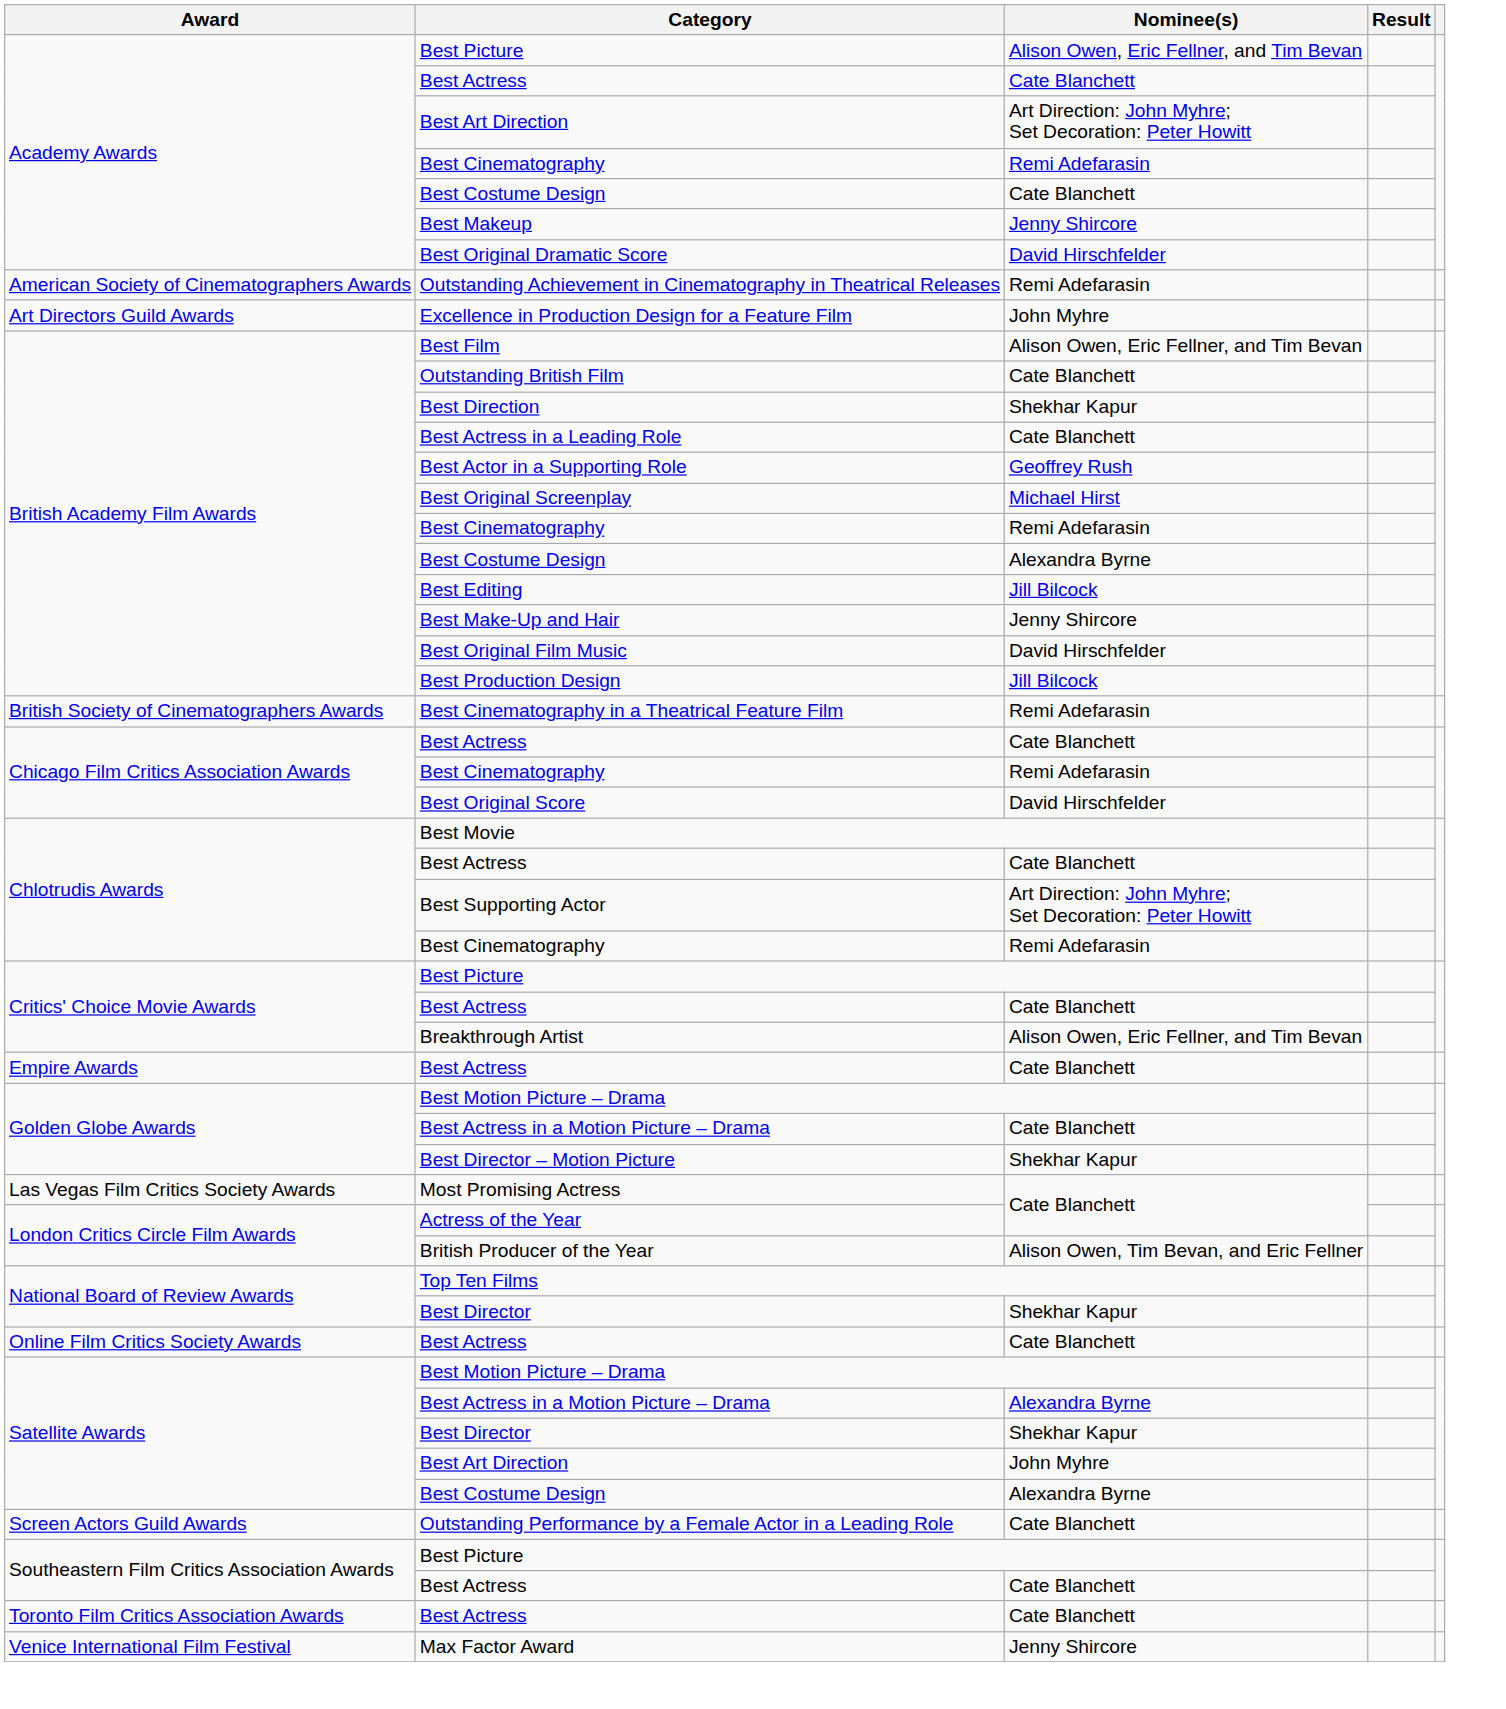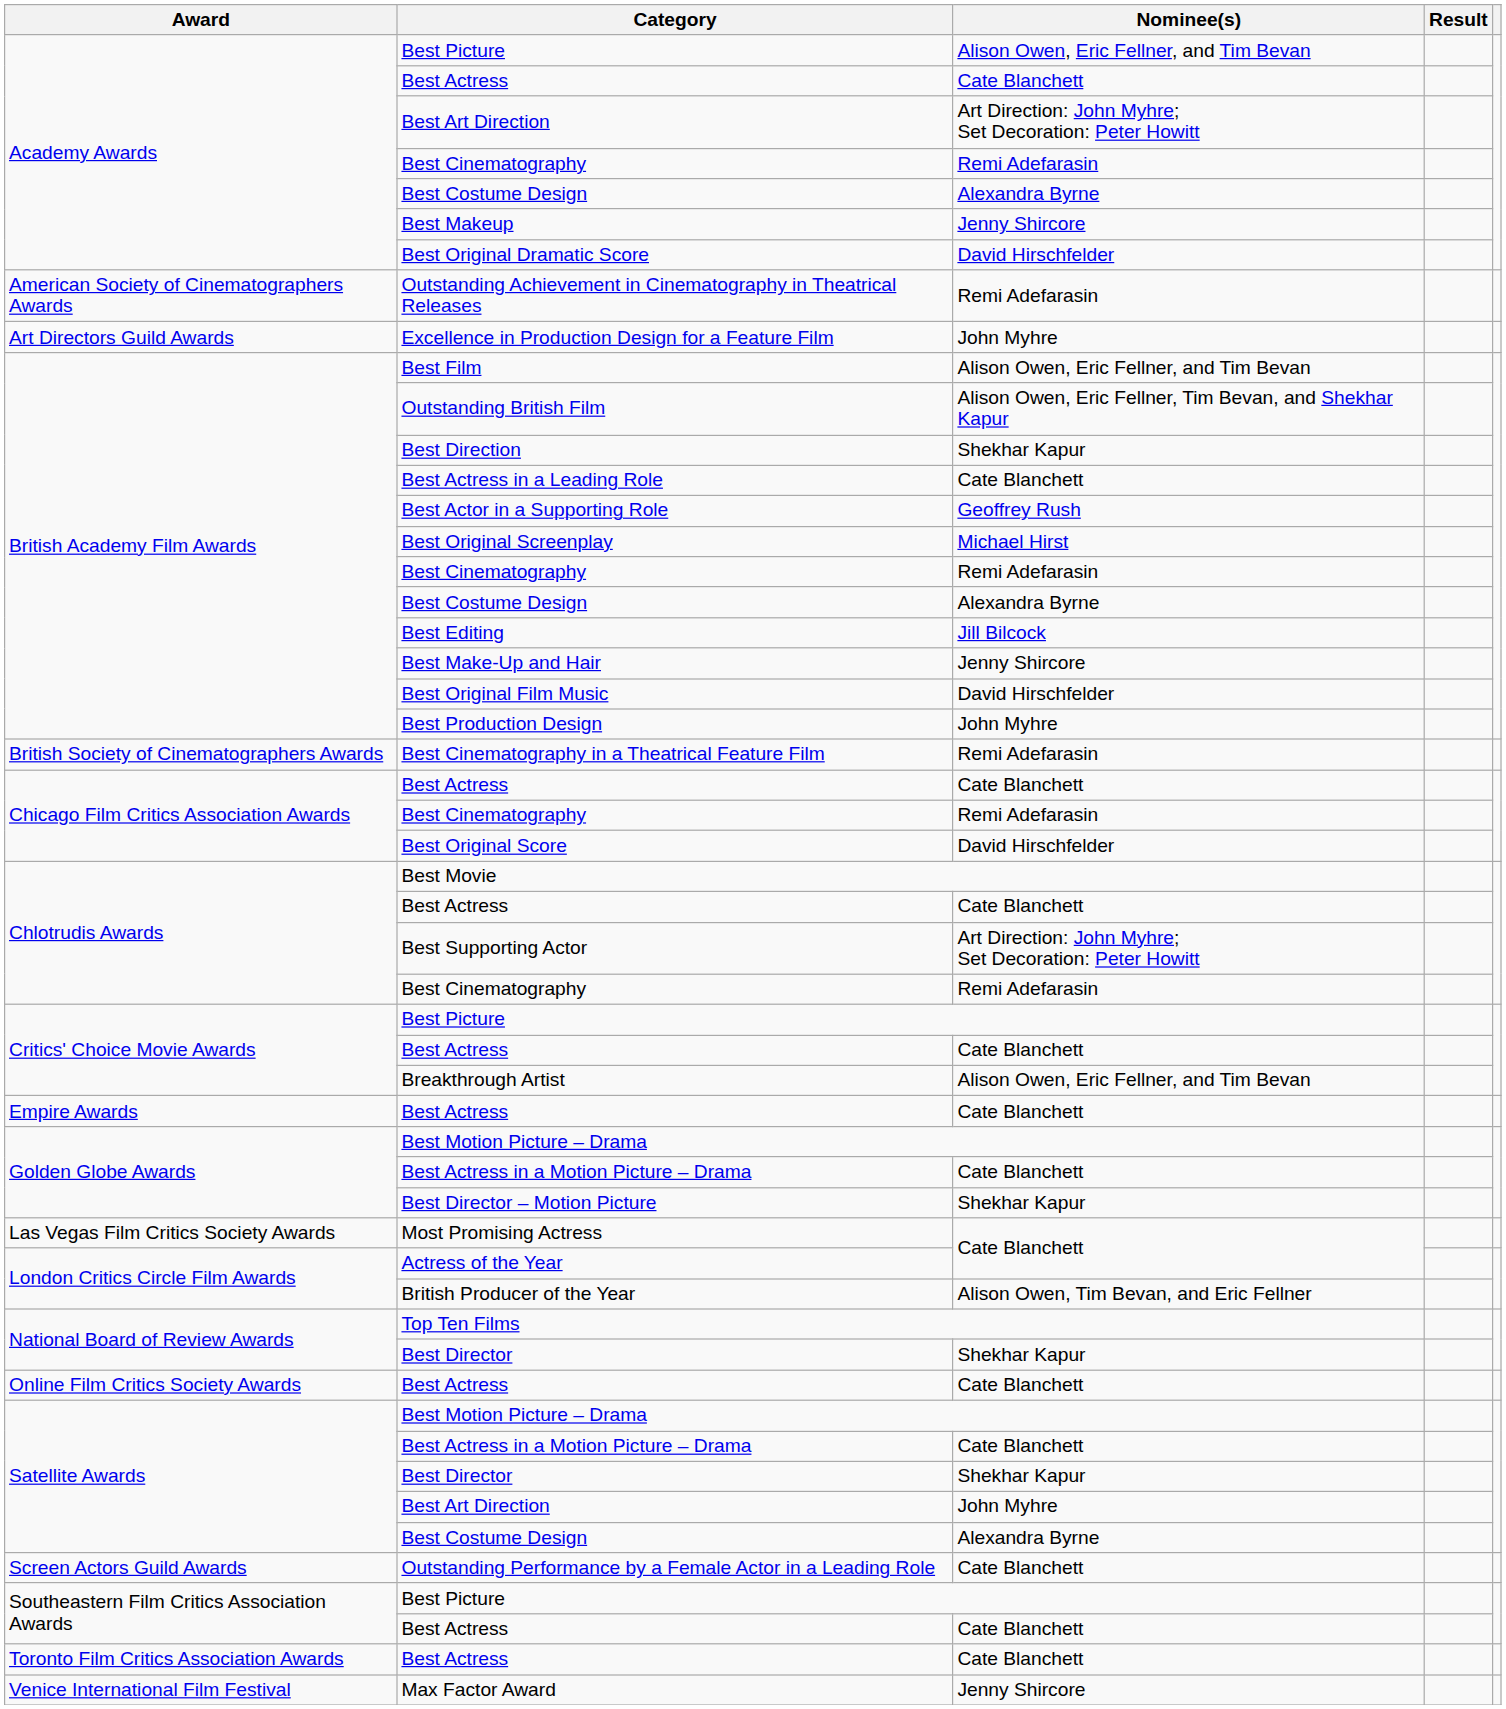(1072, 193) Cate Blanchett -> (1028, 193) Alexandra Byrne
(1072, 376) Cate Blanchett -> (1175, 408) Alison Owen, Eric Fellner, Tim Bevan, and Shekhar Kapur
(1053, 680) Jill Bilcock -> (1008, 723) John Myhre
(1080, 1402) Alexandra Byrne -> (1020, 1445) Cate Blanchett
